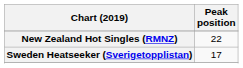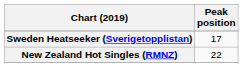rows swapped: (99, 39) <-> (99, 54)
